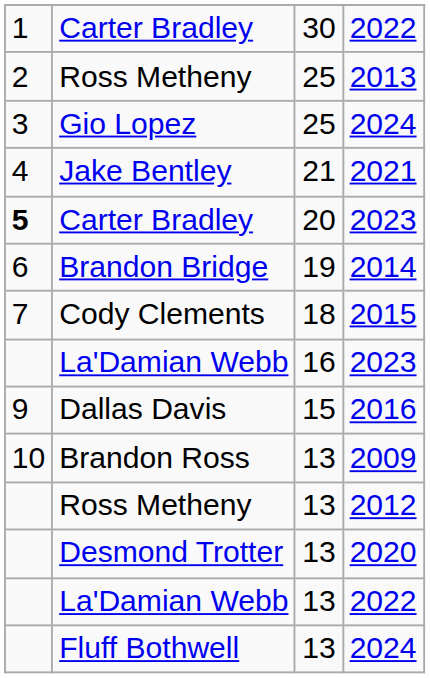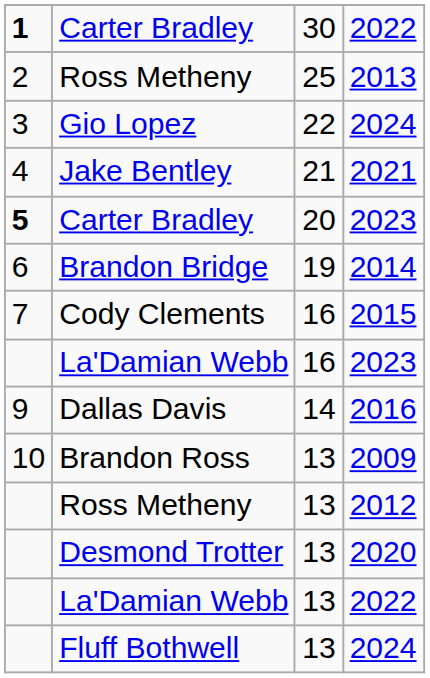(20, 28) normal -> (20, 28) bold
(319, 123) 25 -> (319, 123) 22
(319, 314) 18 -> (319, 314) 16
(319, 409) 15 -> (319, 409) 14
